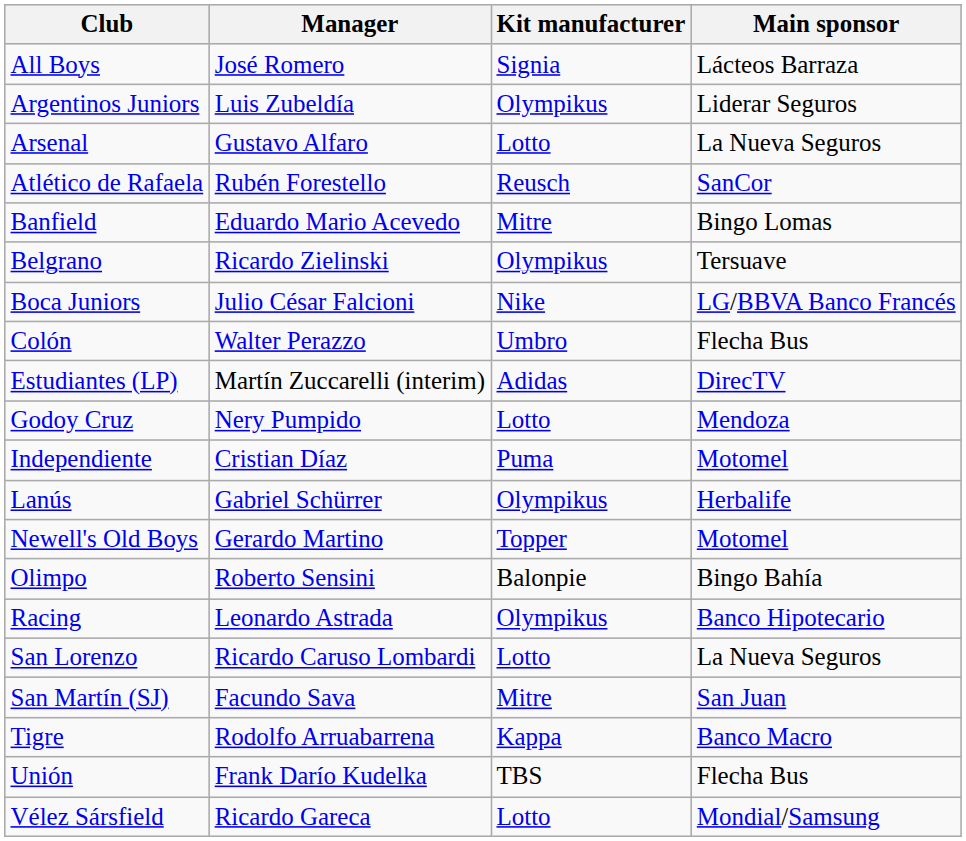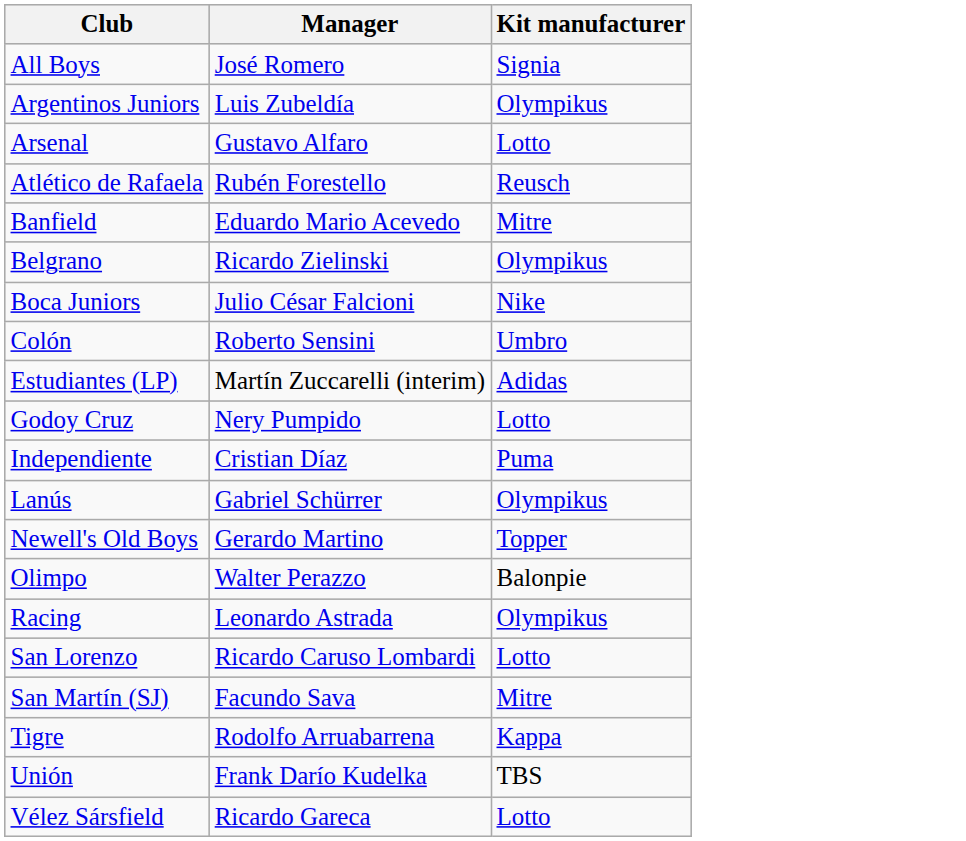- column: (826, 24)
(290, 340) Walter Perazzo -> (295, 340) Roberto Sensini
(295, 578) Roberto Sensini -> (290, 578) Walter Perazzo
